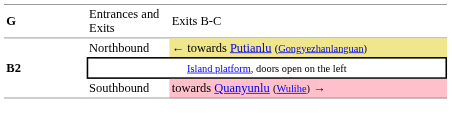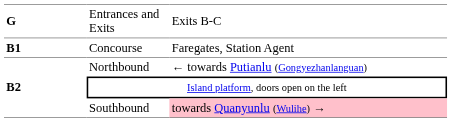+ row: (116, 47)
(269, 47) khaki background -> (269, 67) no background
